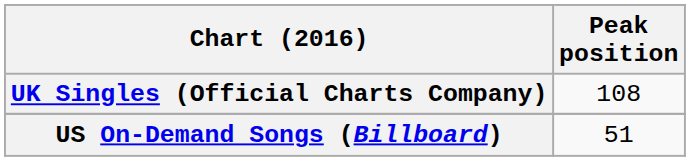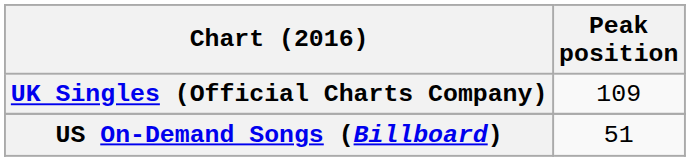(619, 94) 108 -> (619, 94) 109
